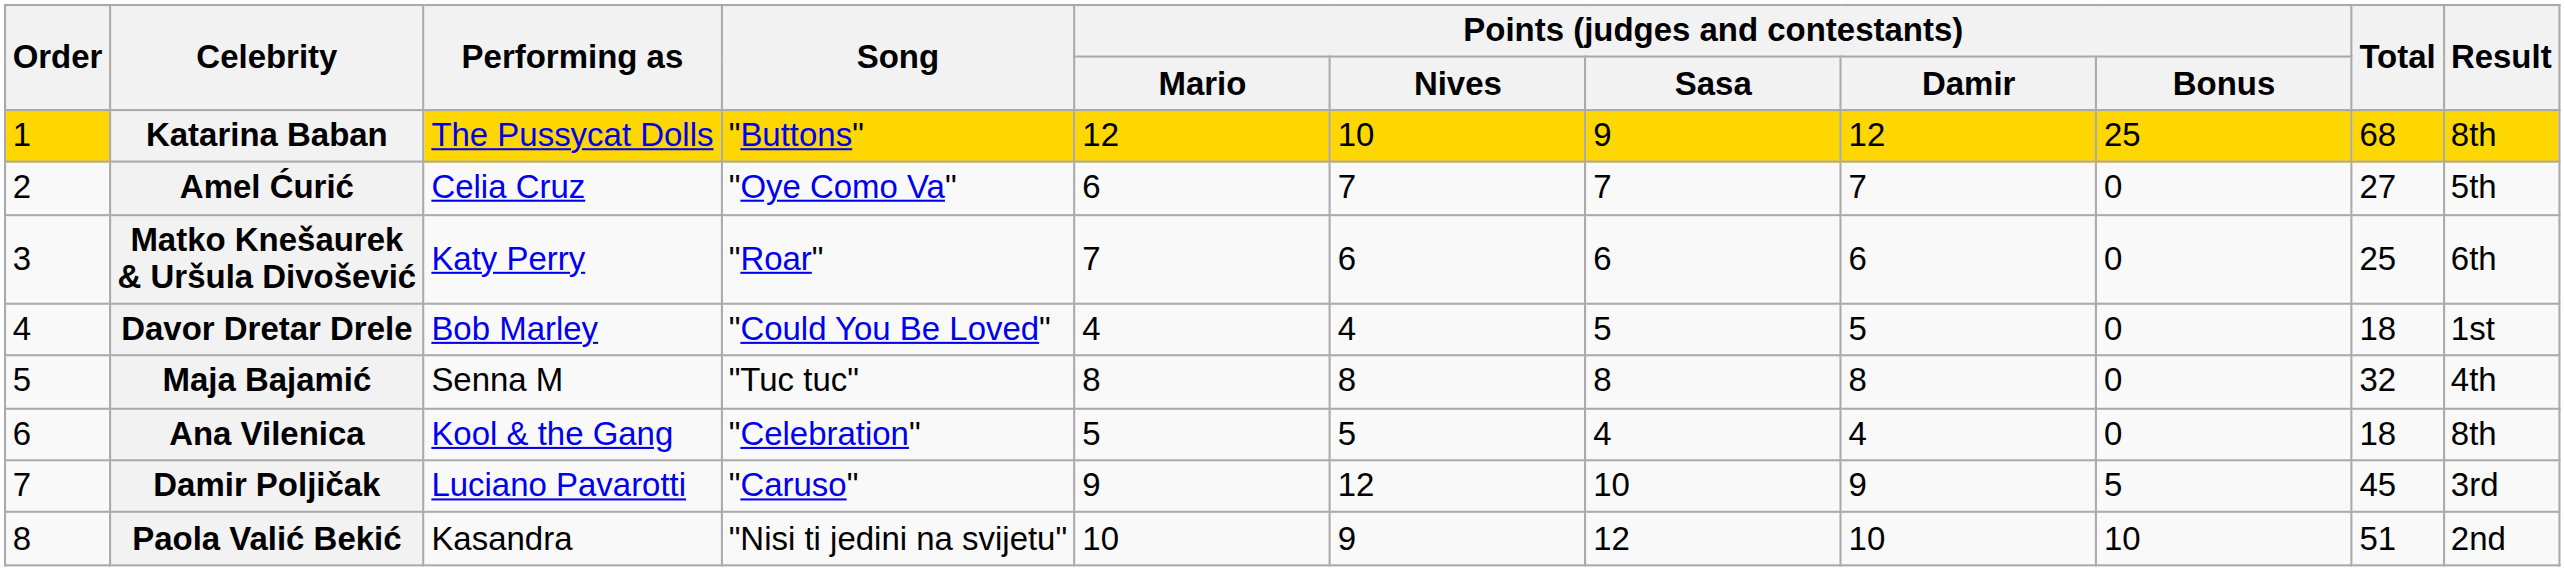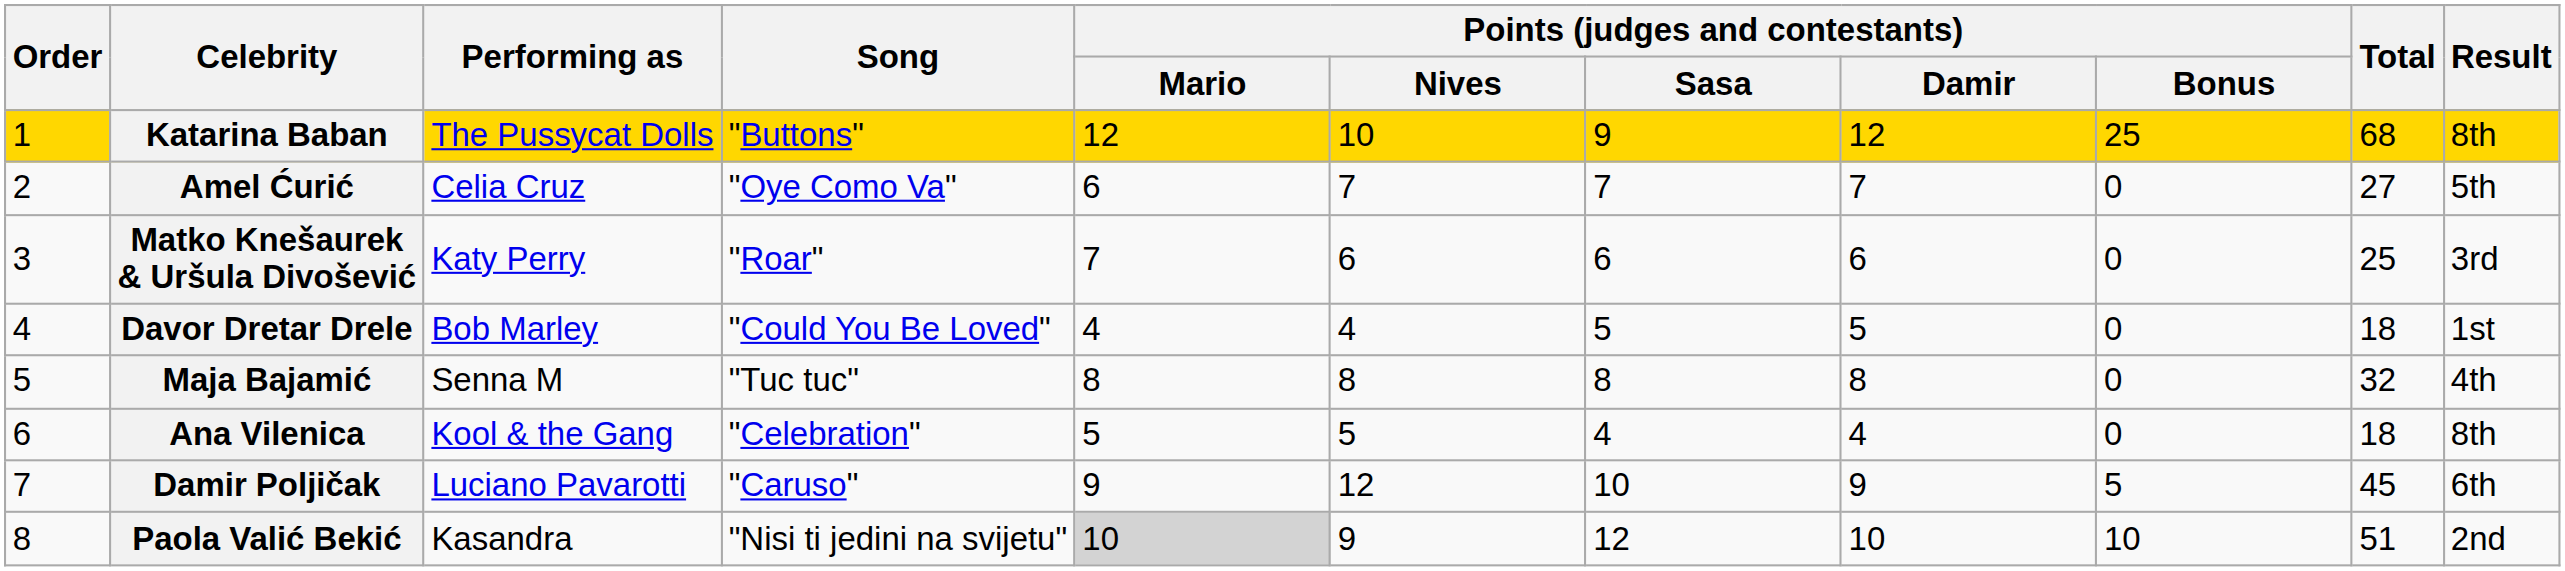(2474, 258) 6th -> (2475, 258) 3rd
(2475, 485) 3rd -> (2474, 485) 6th
(1101, 538) no background -> (1101, 538) lightgrey background
